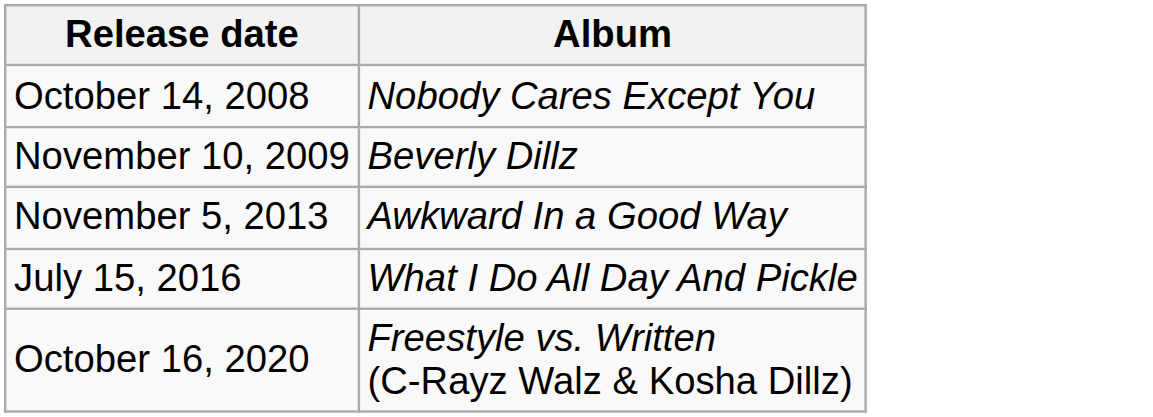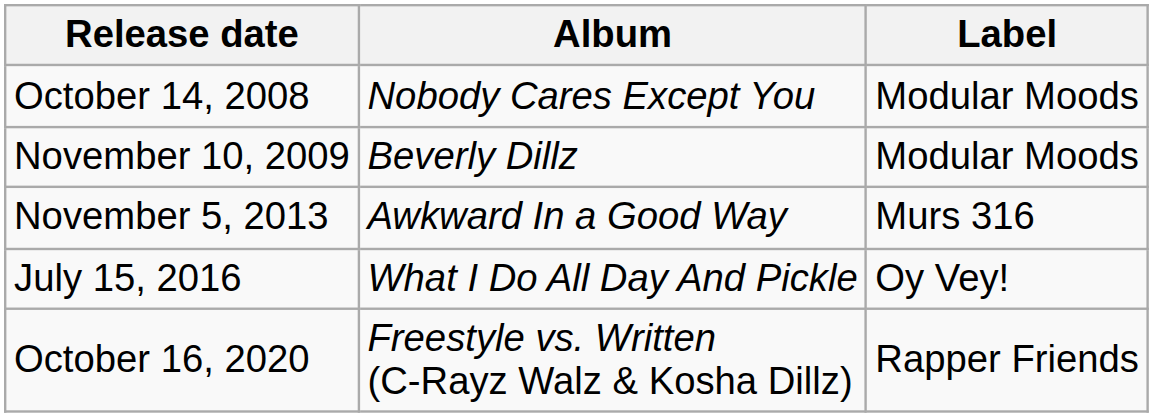+ column: (1007, 34)
